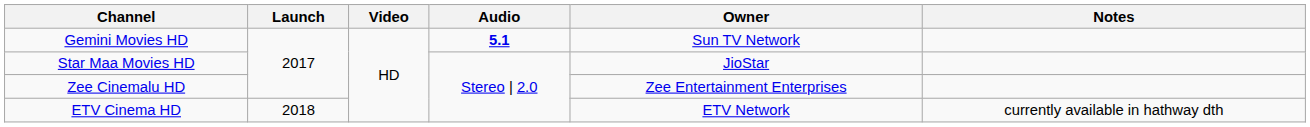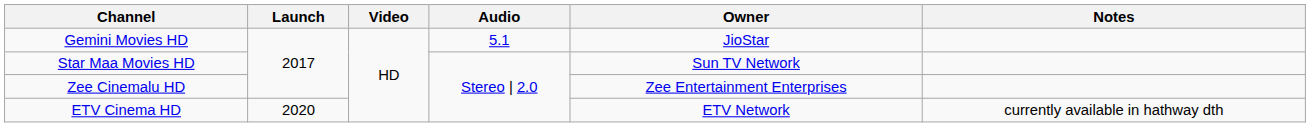(499, 40) bold -> (499, 40) normal
(746, 40) Sun TV Network -> (746, 40) JioStar
(746, 63) JioStar -> (746, 63) Sun TV Network
(298, 110) 2018 -> (298, 110) 2020
